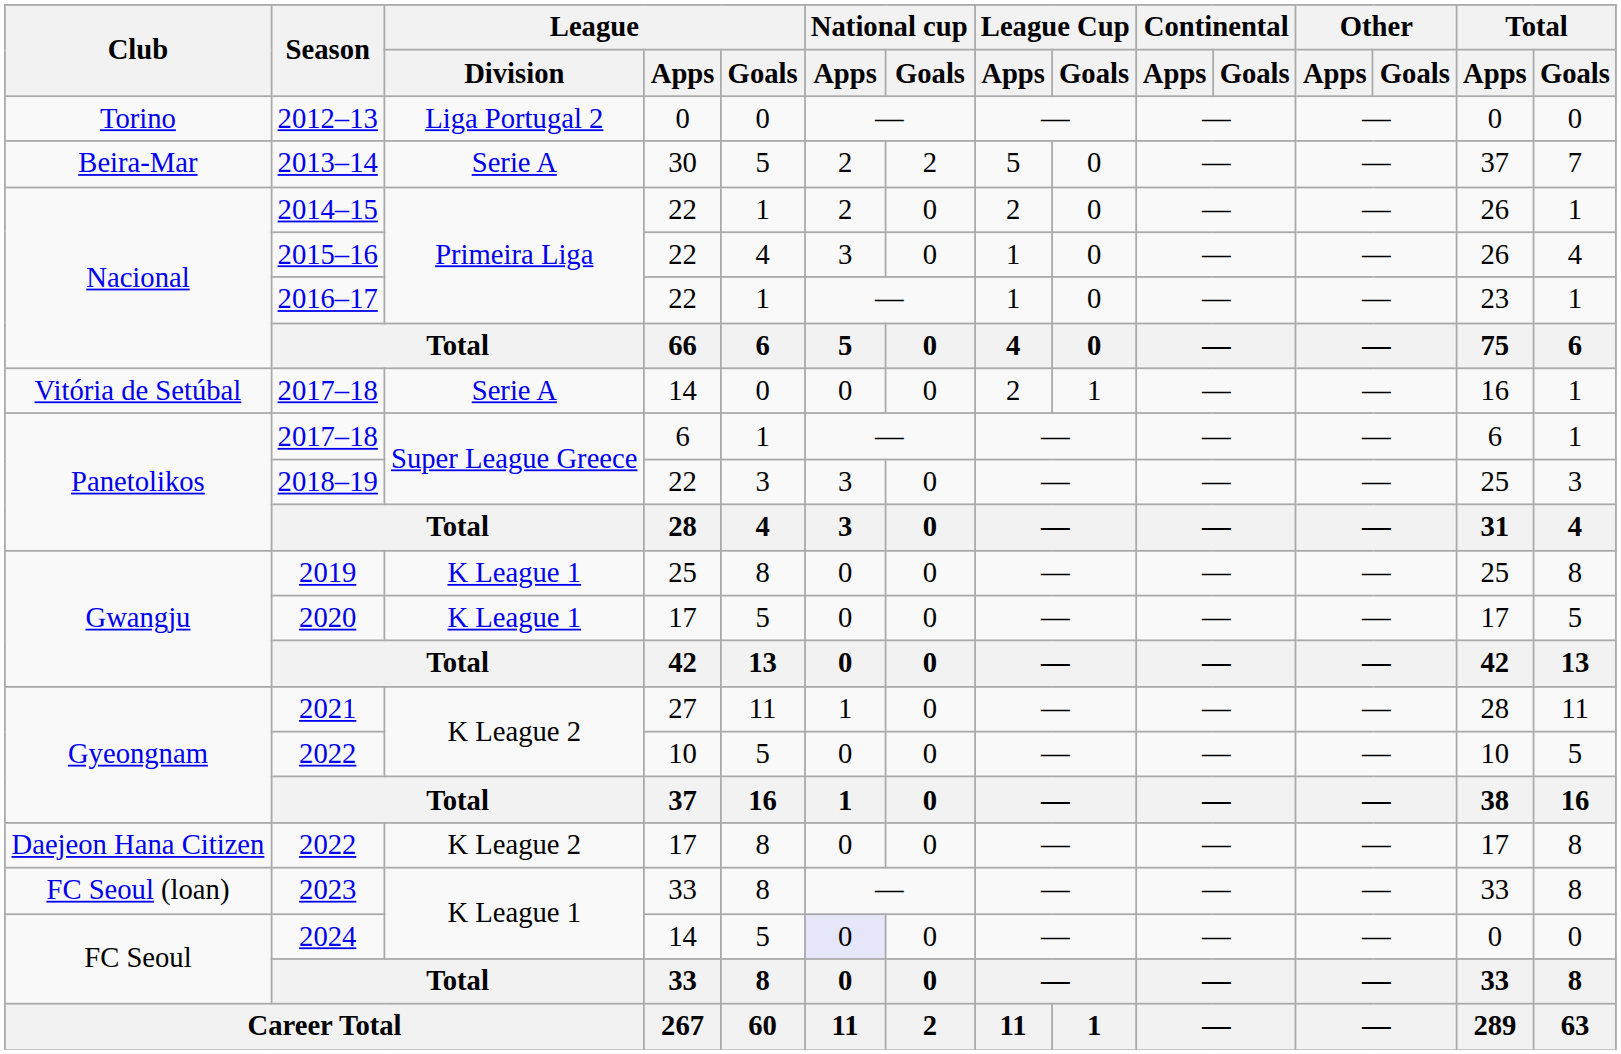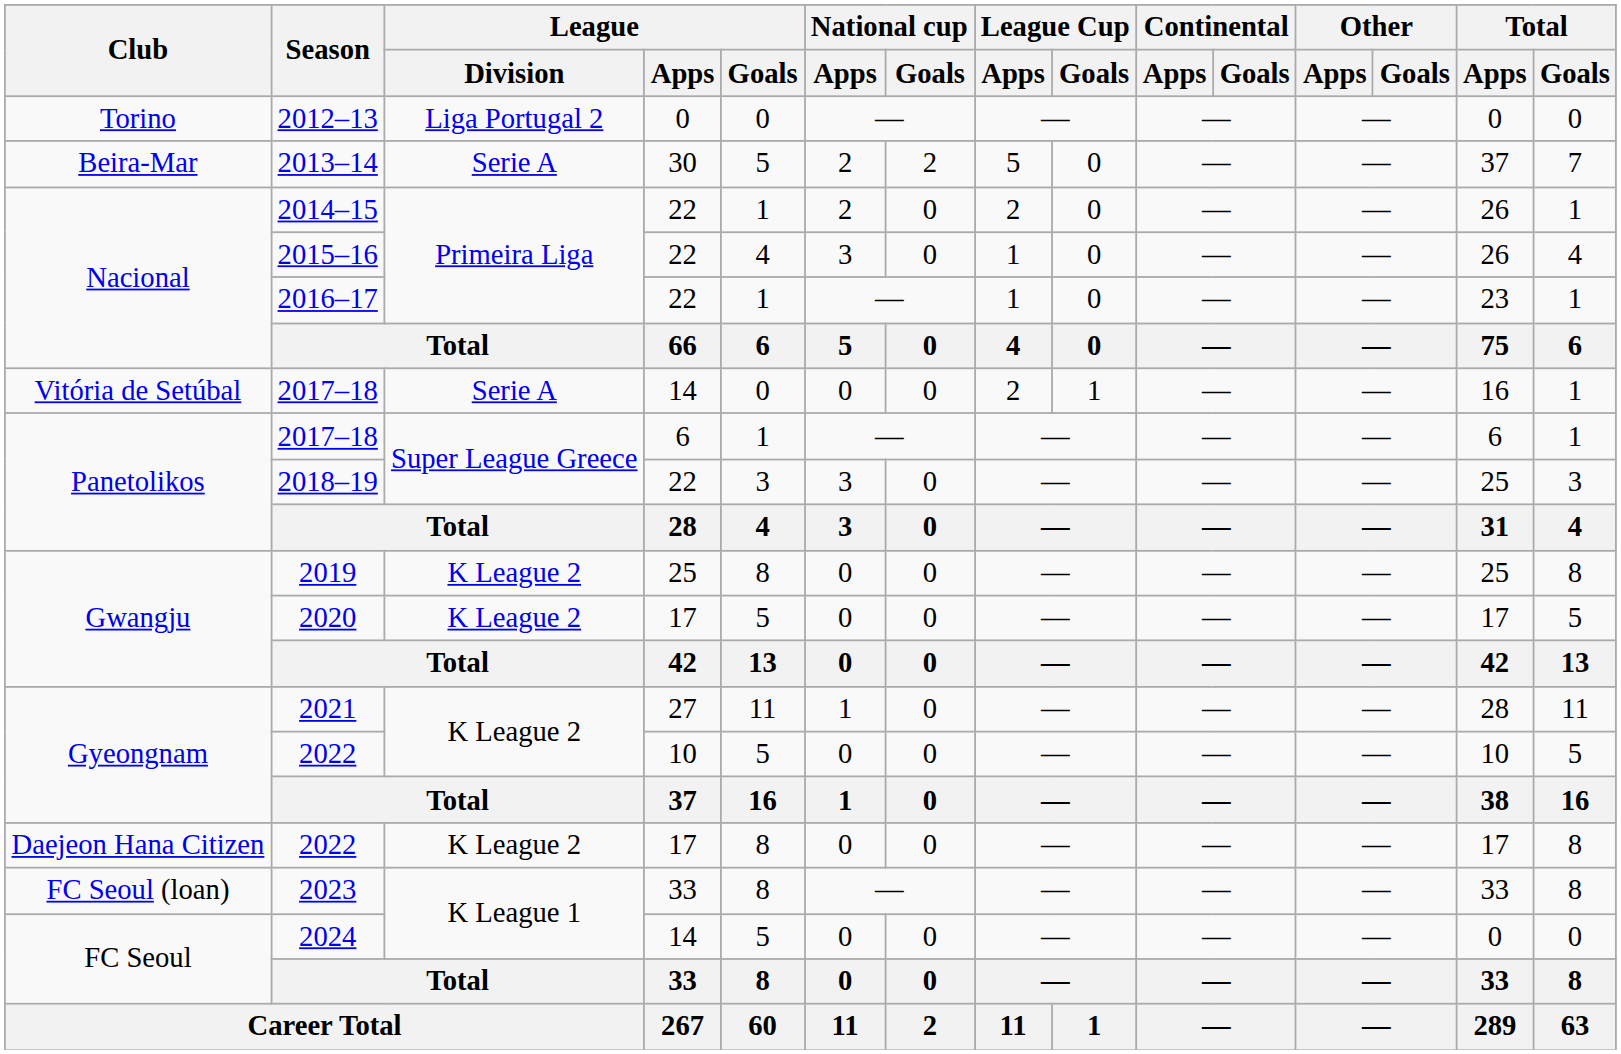(514, 572) K League 1 -> (514, 572) K League 2
(514, 617) K League 1 -> (514, 617) K League 2
(845, 935) lavender background -> (845, 935) no background
